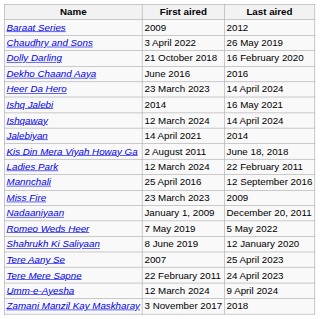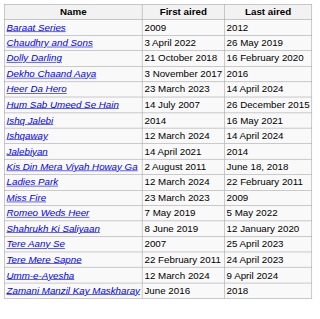(167, 74) June 2016 -> (183, 74) 3 November 2017
+ row: (63, 105)
- row: (29, 182)
- row: (35, 213)
(183, 306) 3 November 2017 -> (167, 290) June 2016
